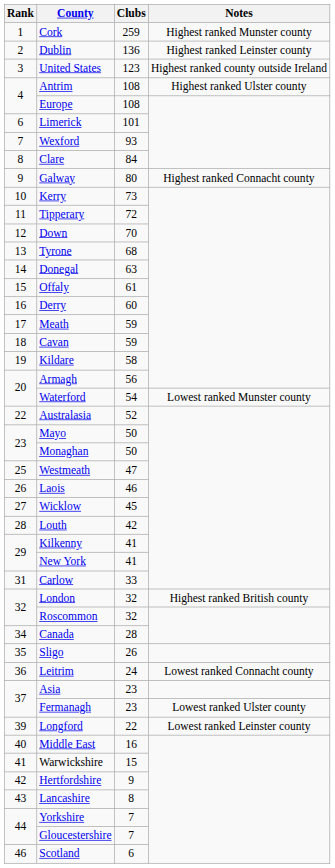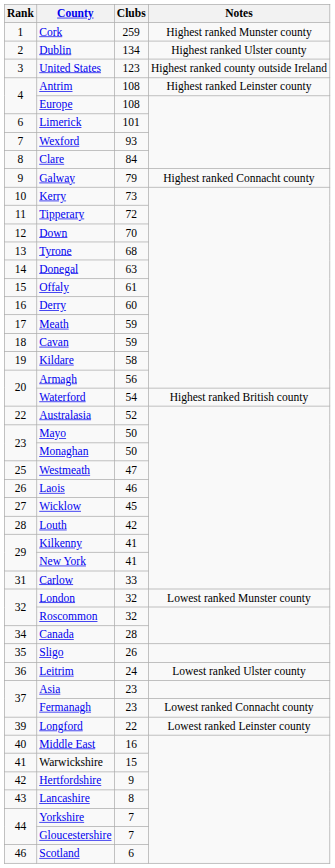(131, 50) 136 -> (131, 50) 134
(239, 50) Highest ranked Leinster county -> (239, 50) Highest ranked Ulster county
(239, 86) Highest ranked Ulster county -> (239, 86) Highest ranked Leinster county
(131, 178) 80 -> (131, 178) 79
(239, 397) Lowest ranked Munster county -> (239, 397) Highest ranked British county
(239, 598) Highest ranked British county -> (239, 598) Lowest ranked Munster county
(239, 671) Lowest ranked Connacht county -> (239, 671) Lowest ranked Ulster county
(239, 707) Lowest ranked Ulster county -> (239, 707) Lowest ranked Connacht county
